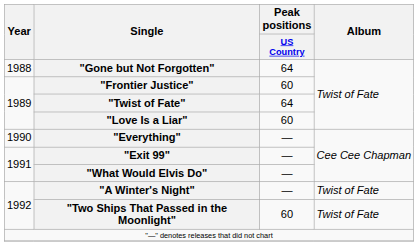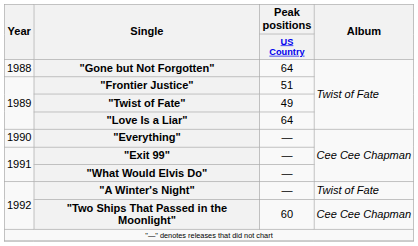(287, 85) 60 -> (287, 85) 51
(287, 103) 64 -> (287, 103) 49
(287, 120) 60 -> (287, 120) 64
(348, 214) Twist of Fate -> (364, 214) Cee Cee Chapman
